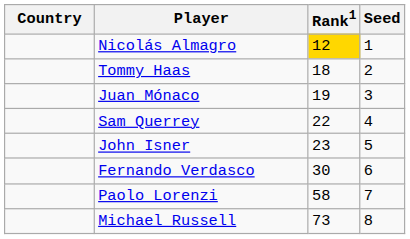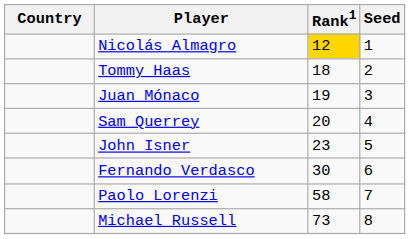(321, 121) 22 -> (321, 121) 20
